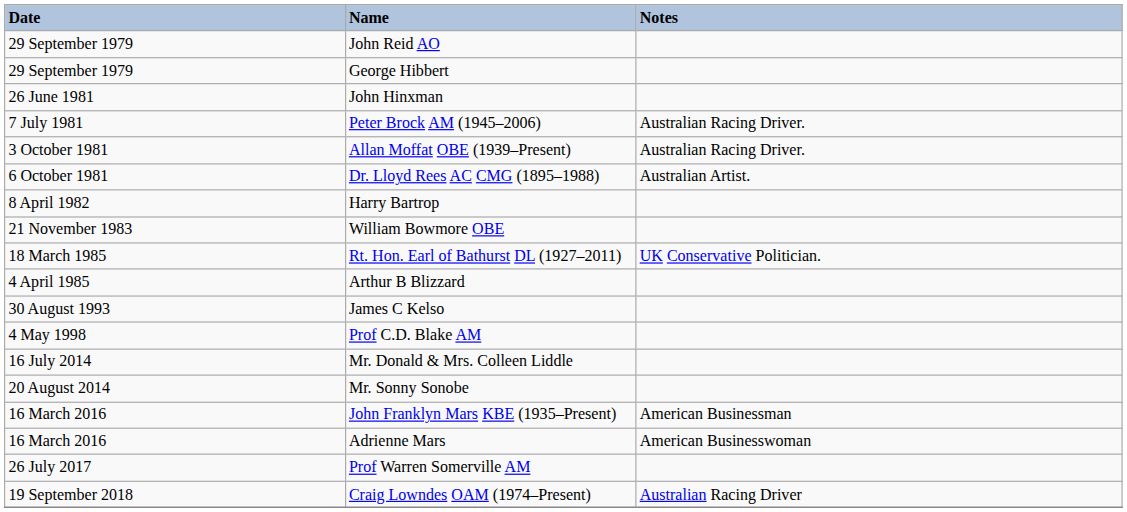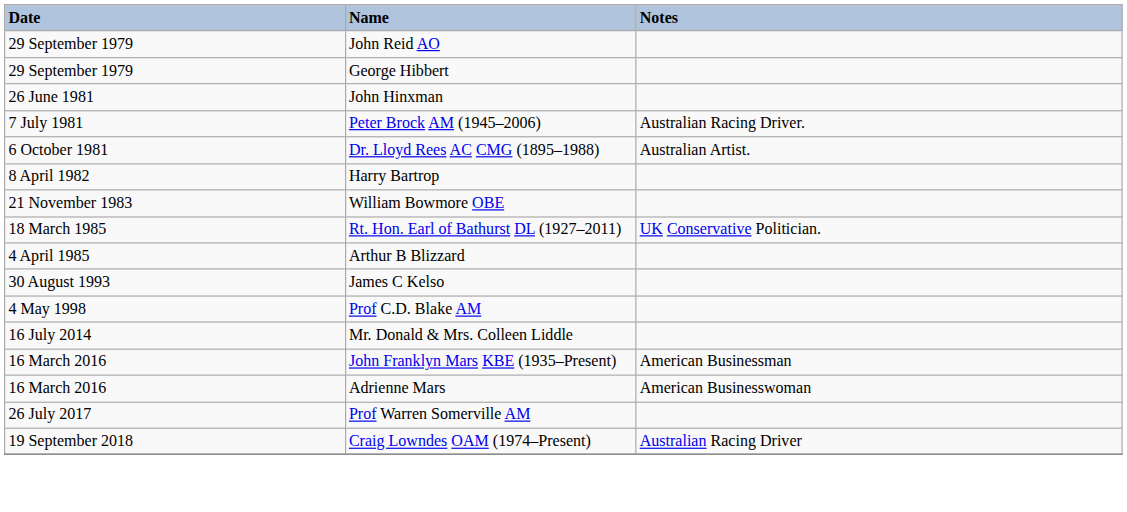- row: (460, 149)
- row: (409, 387)
